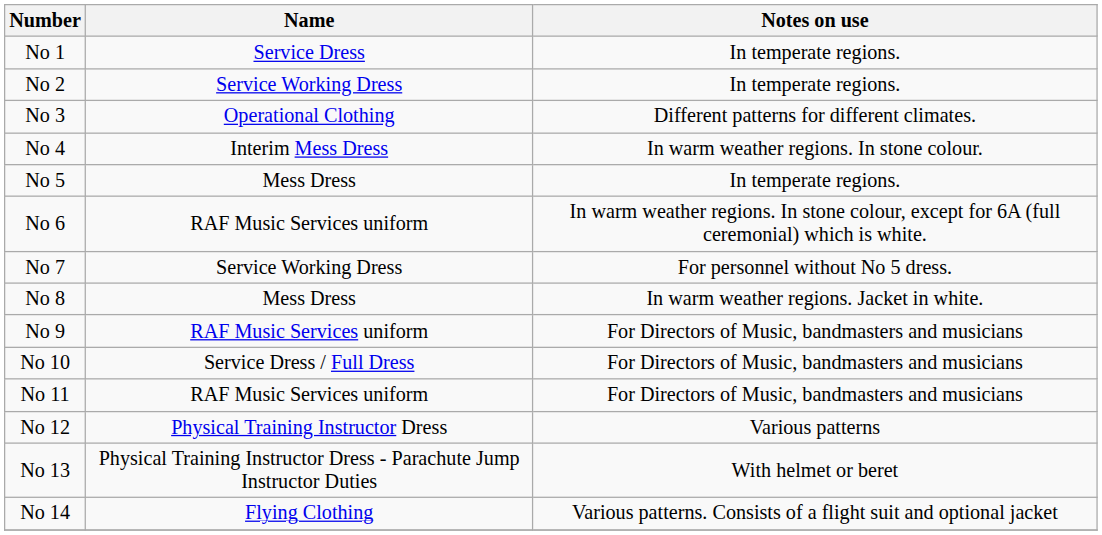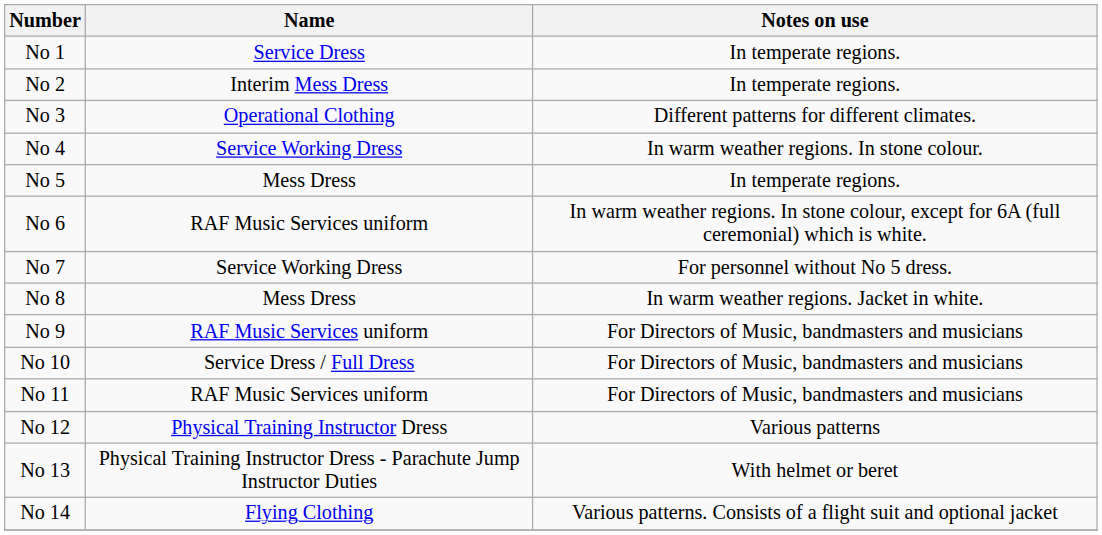(309, 84) Service Working Dress -> (309, 84) Interim Mess Dress
(309, 148) Interim Mess Dress -> (309, 148) Service Working Dress
